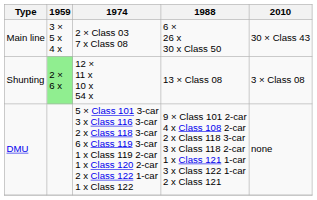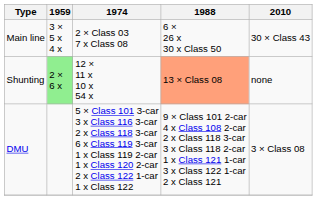(193, 80) no background -> (193, 80) lightsalmon background
(278, 80) 3 × Class 08 -> (262, 80) none
(262, 149) none -> (278, 149) 3 × Class 08
